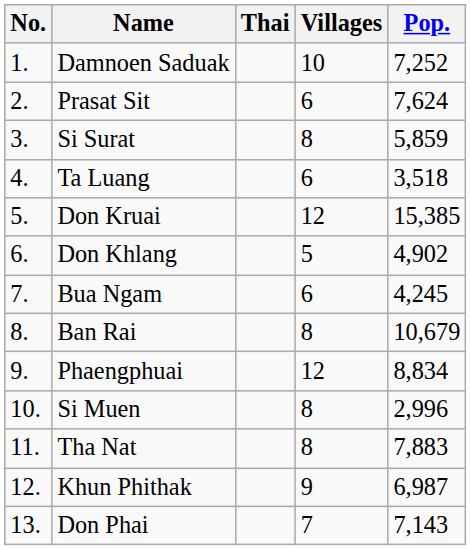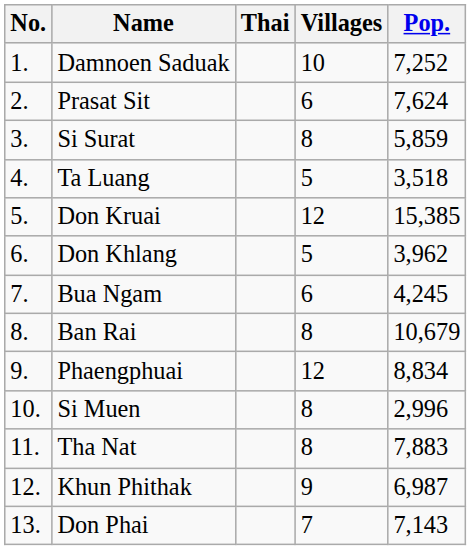(307, 178) 6 -> (307, 178) 5
(421, 255) 4,902 -> (421, 255) 3,962
